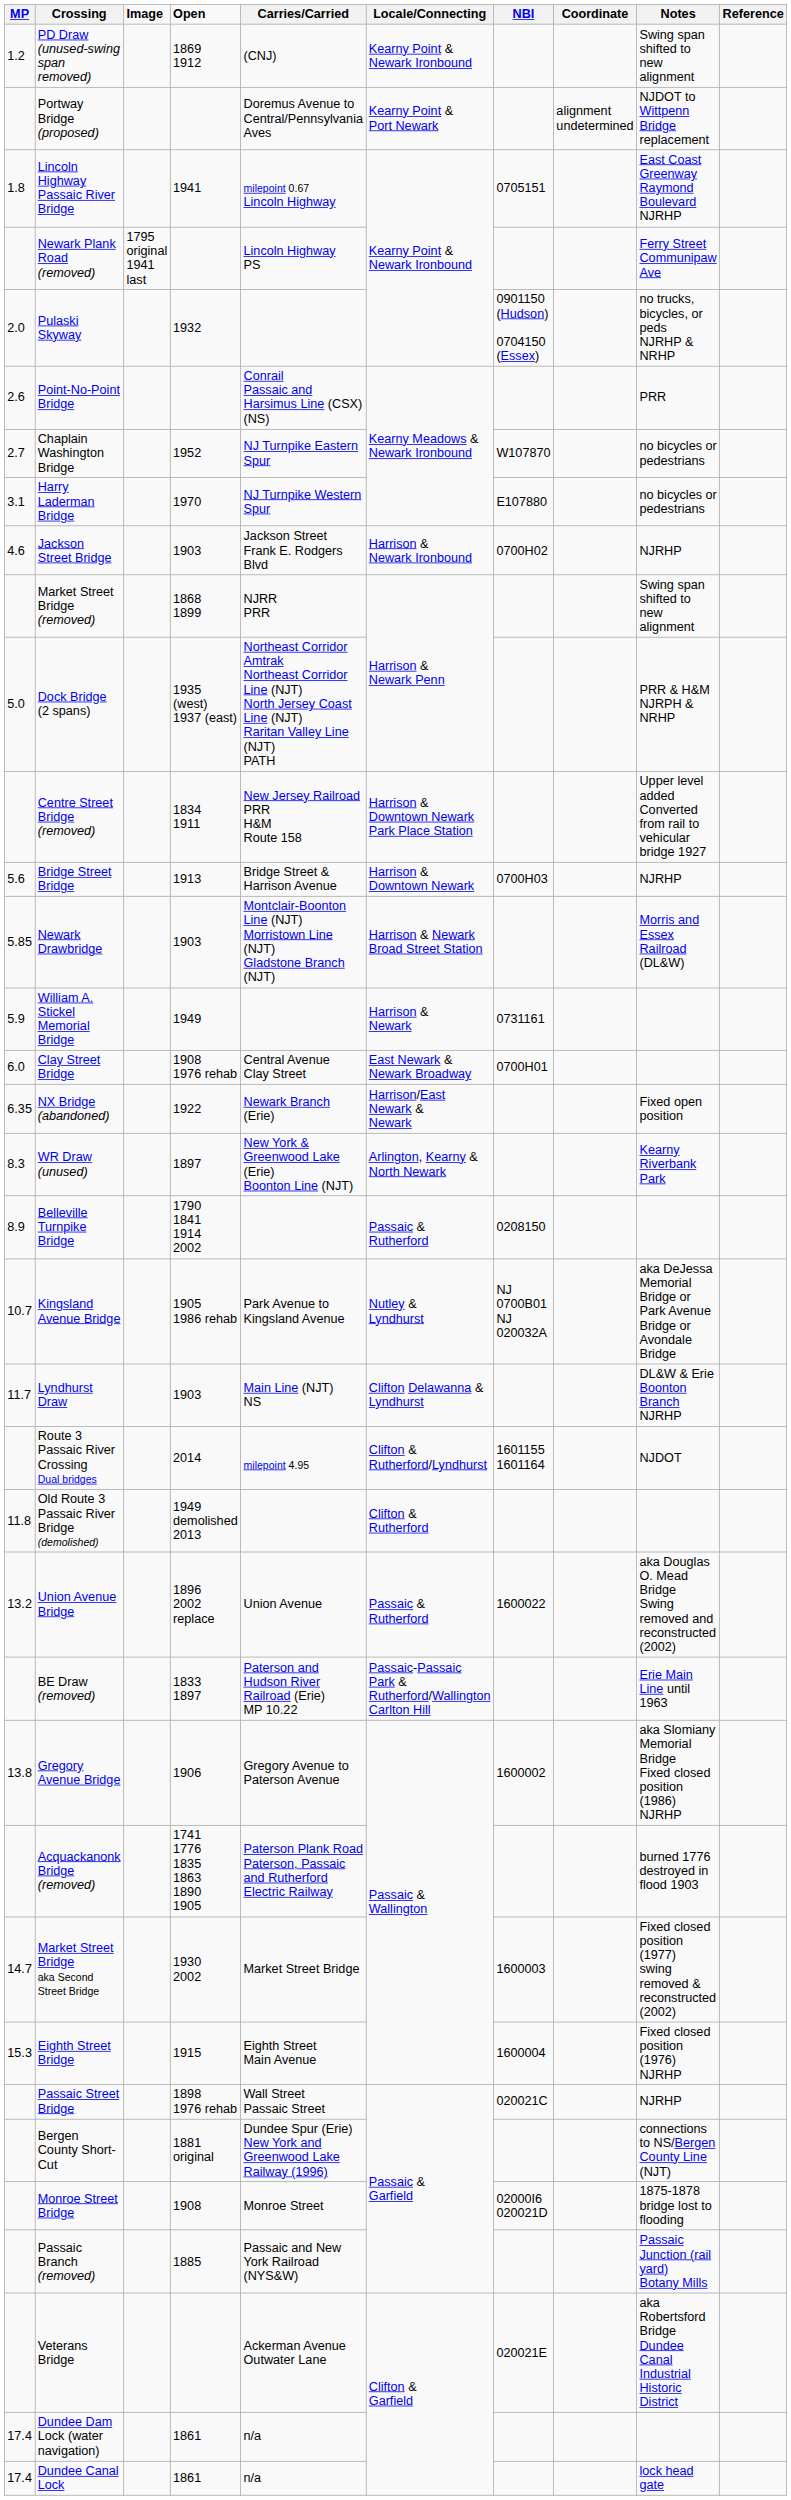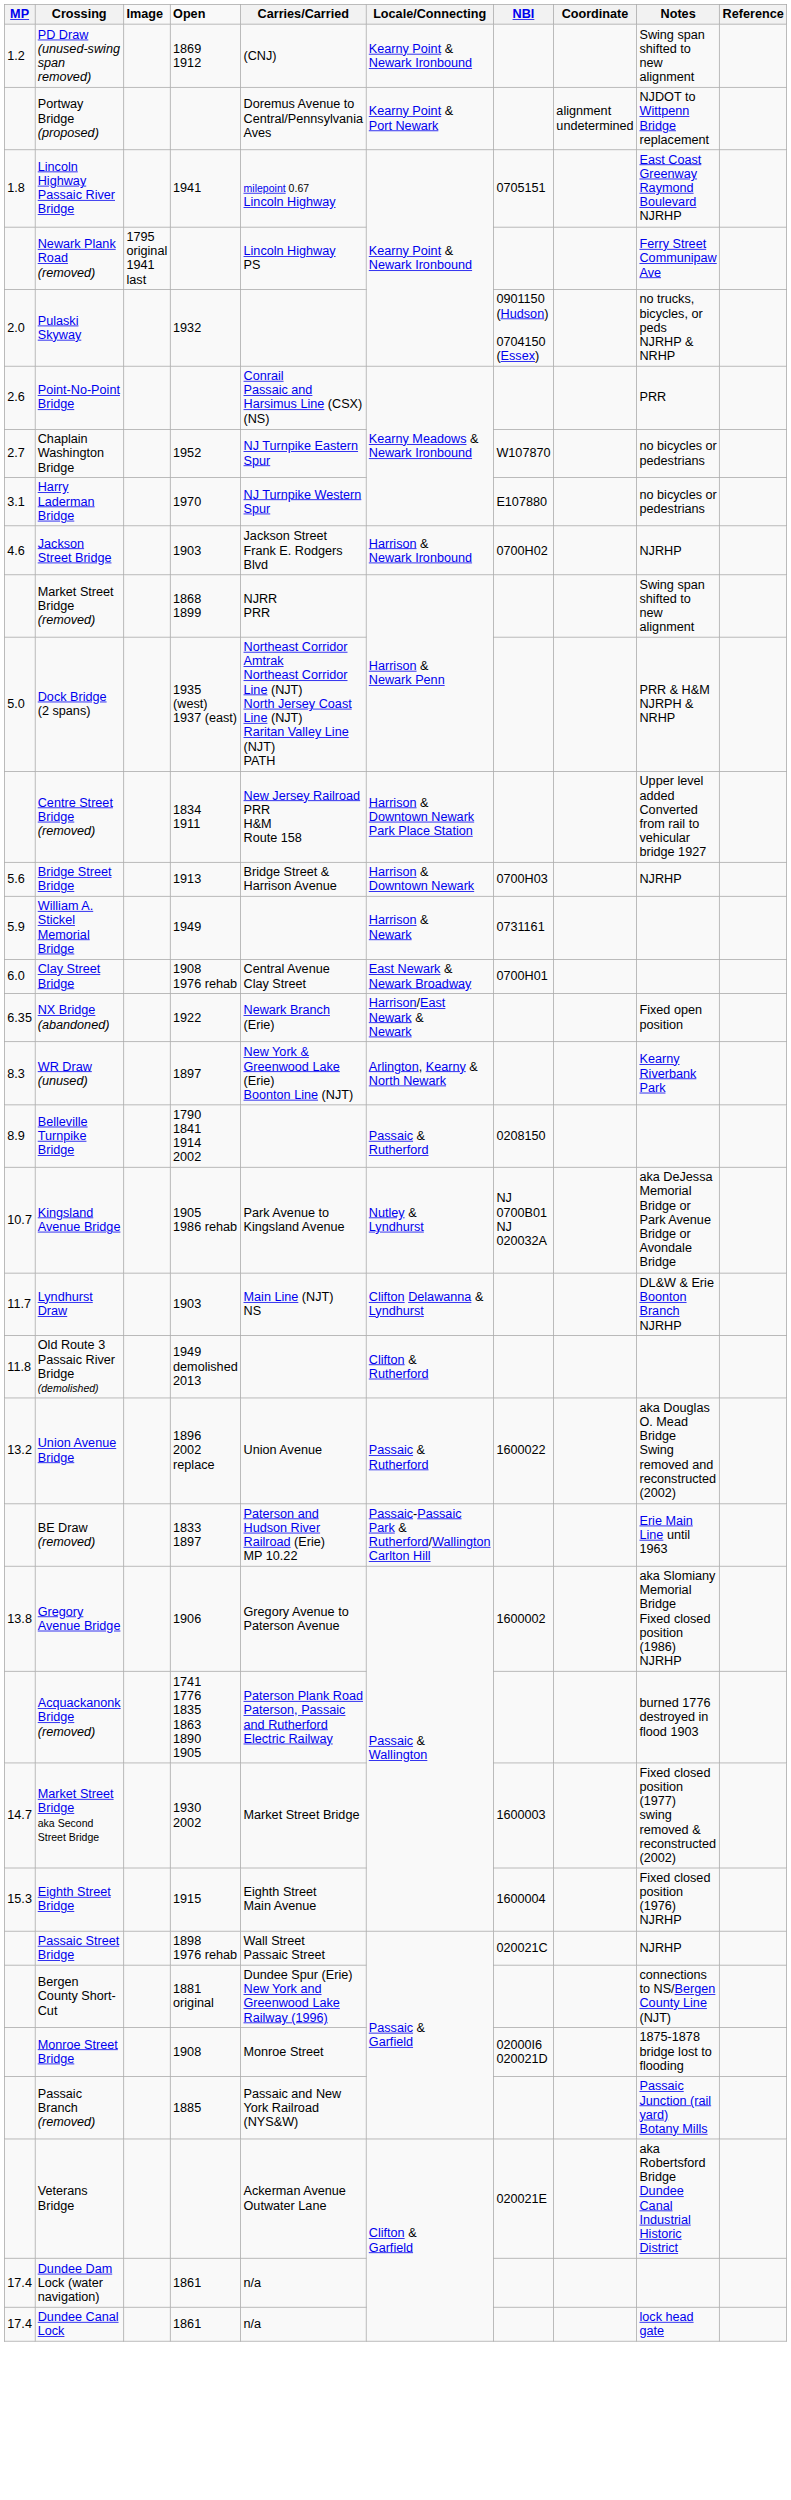- row: (70, 942)
- row: (76, 1458)
